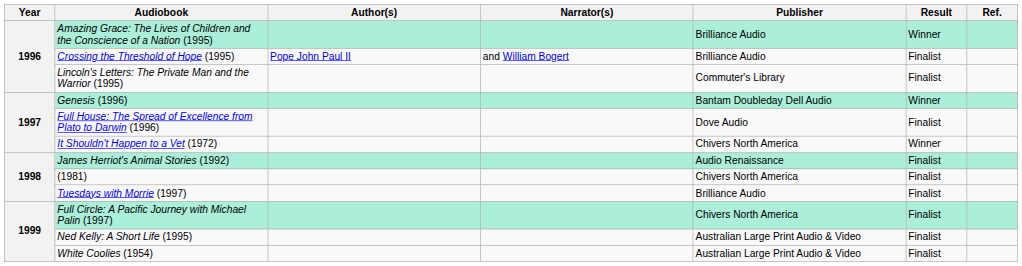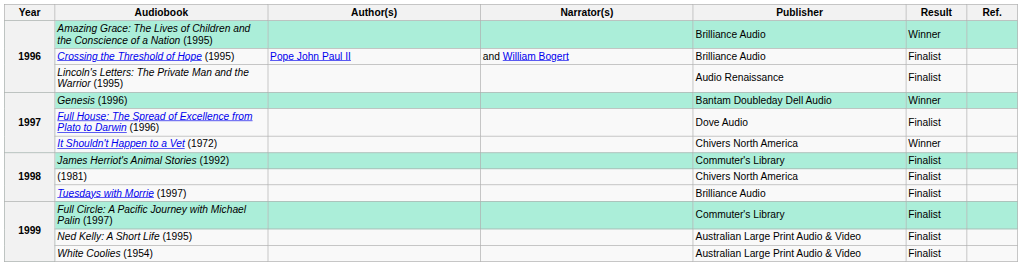(740, 78) Commuter's Library -> (740, 78) Audio Renaissance
(740, 160) Audio Renaissance -> (740, 160) Commuter's Library
(747, 215) Chivers North America -> (740, 215) Commuter's Library
